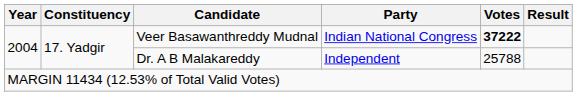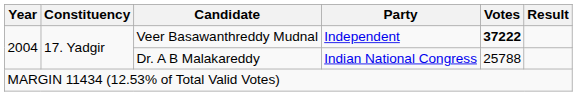(401, 36) Indian National Congress -> (362, 36) Independent
(362, 58) Independent -> (401, 58) Indian National Congress
